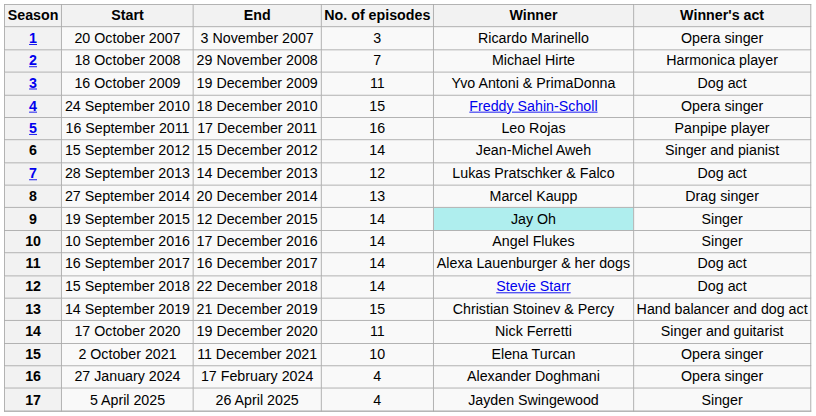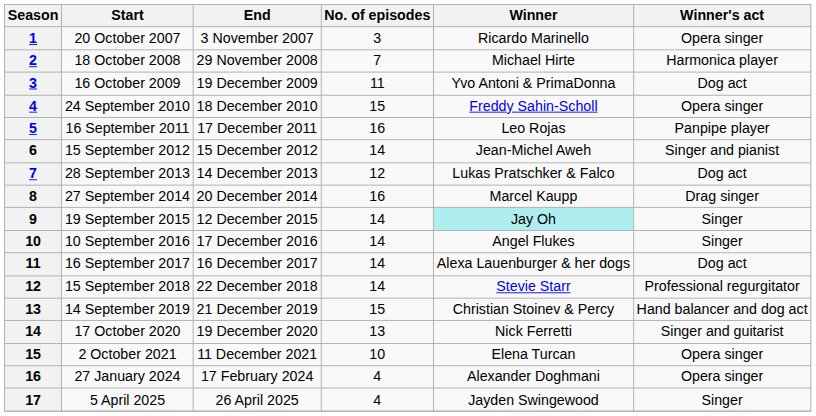(377, 196) 13 -> (377, 196) 16
(722, 286) Dog act -> (722, 286) Professional regurgitator
(377, 331) 11 -> (377, 331) 13
